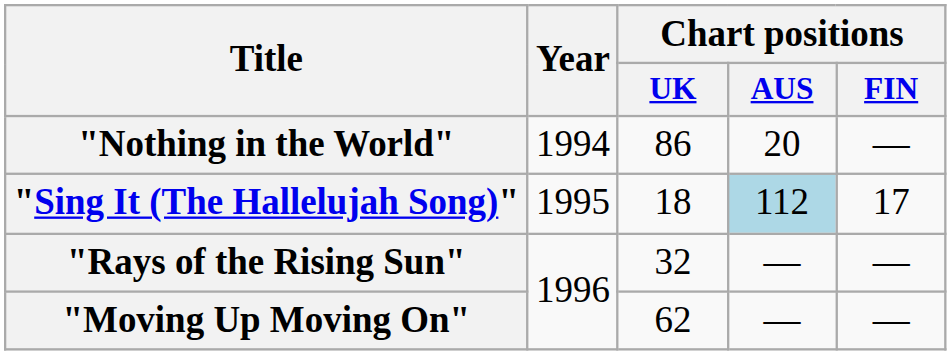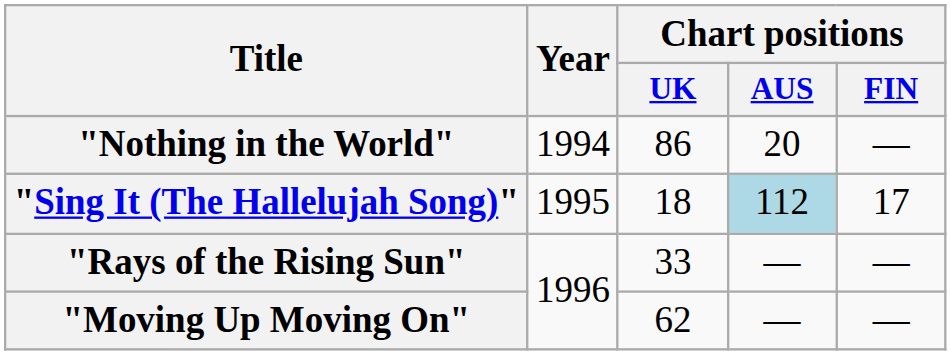(673, 261) 32 -> (673, 261) 33
